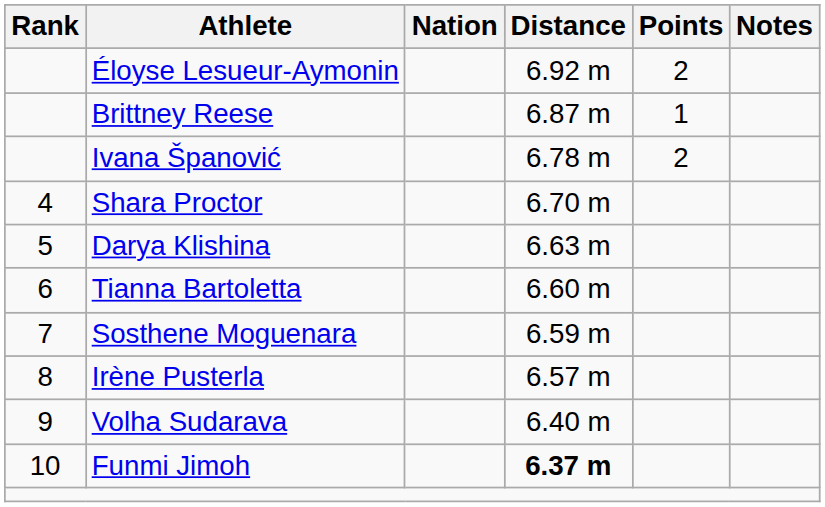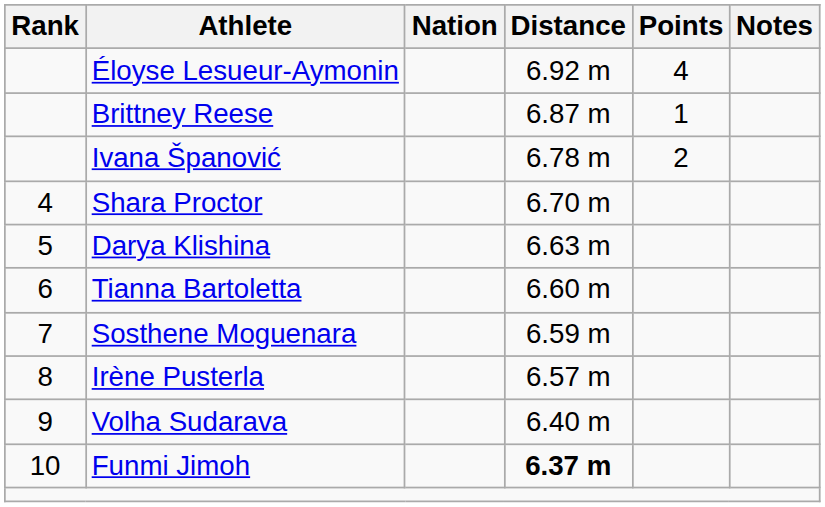(681, 70) 2 -> (681, 70) 4
